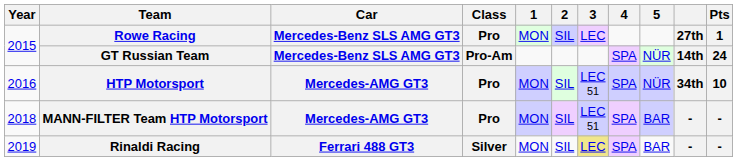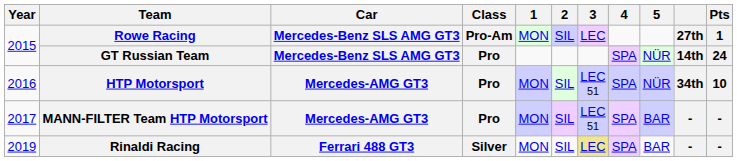(489, 36) Pro -> (489, 36) Pro-Am
(489, 56) Pro-Am -> (489, 56) Pro
(22, 119) 2018 -> (22, 119) 2017
